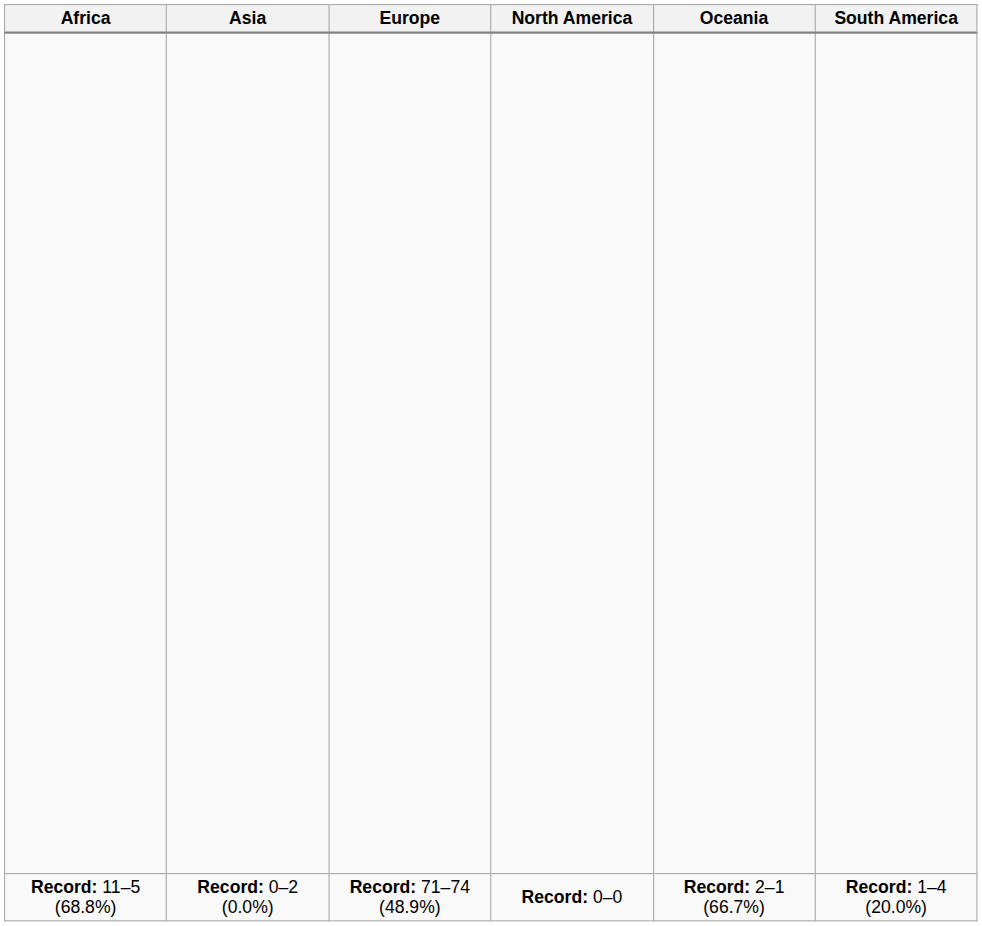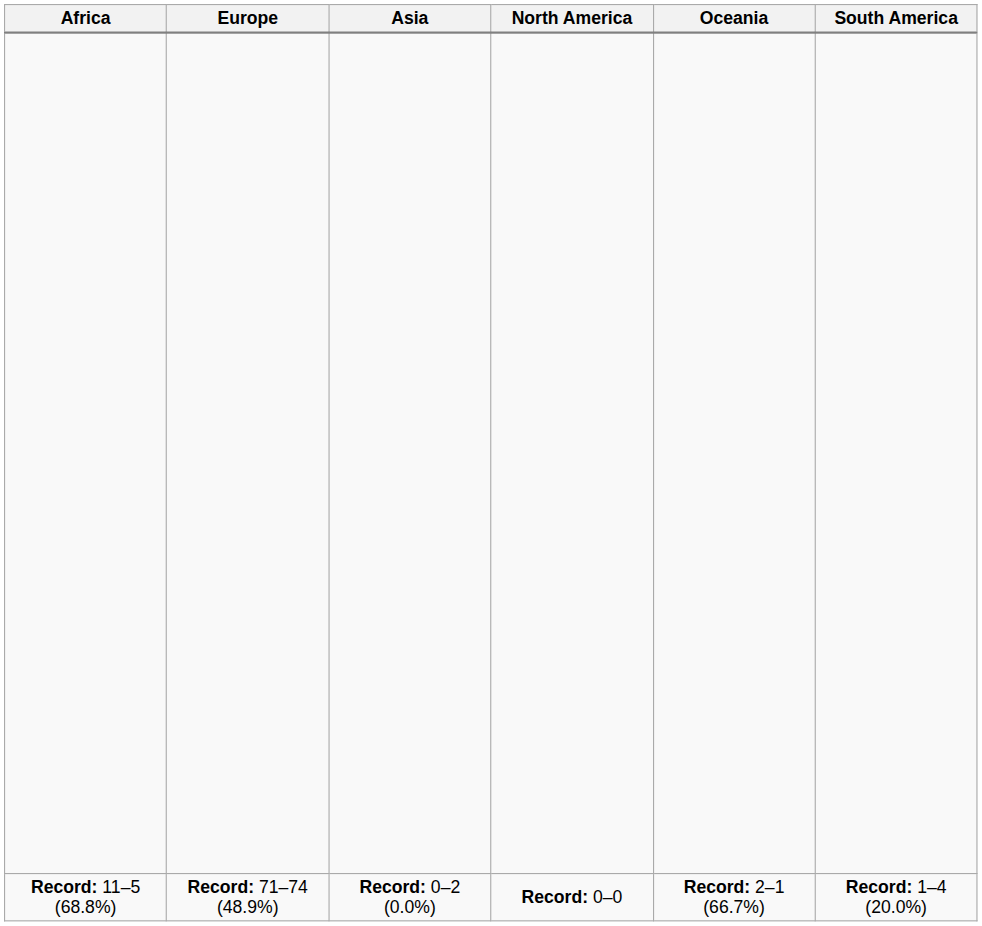columns swapped: (248, 18) <-> (410, 18)
